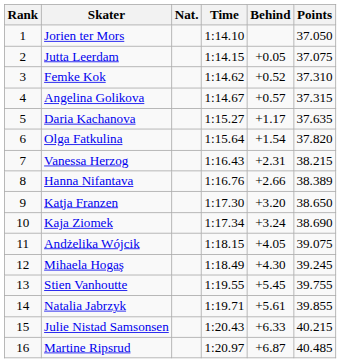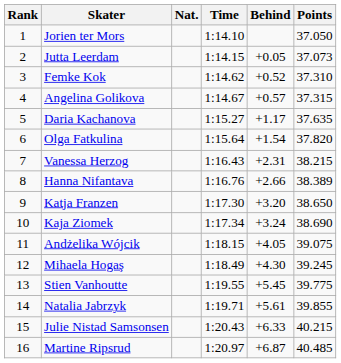(315, 56) 37.075 -> (315, 56) 37.073
(315, 285) 39.755 -> (315, 285) 39.775
